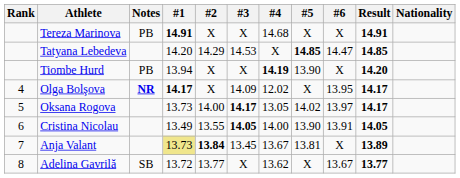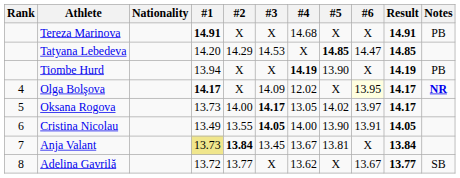columns swapped: (424, 13) <-> (146, 13)
(374, 70) 14.20 -> (403, 70) 14.19
(339, 88) no background -> (368, 88) lightyellow background
(374, 145) 13.89 -> (403, 145) 13.84
